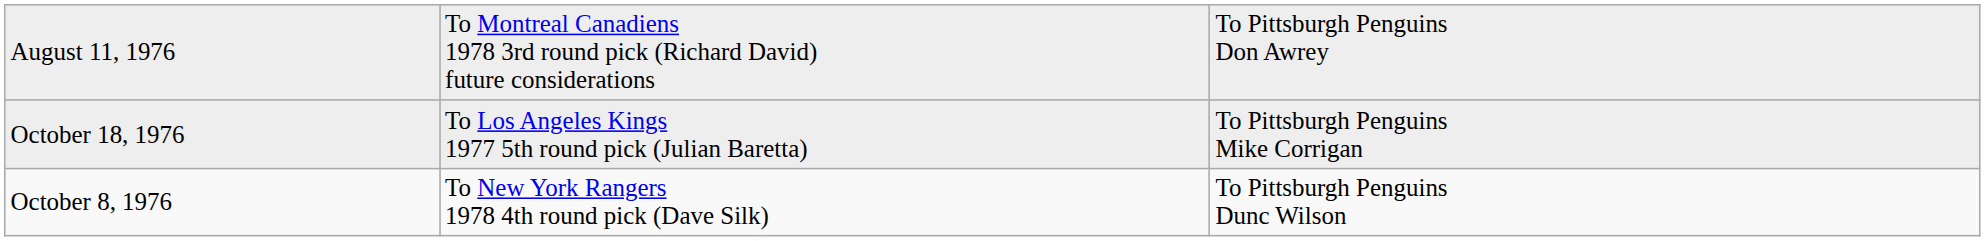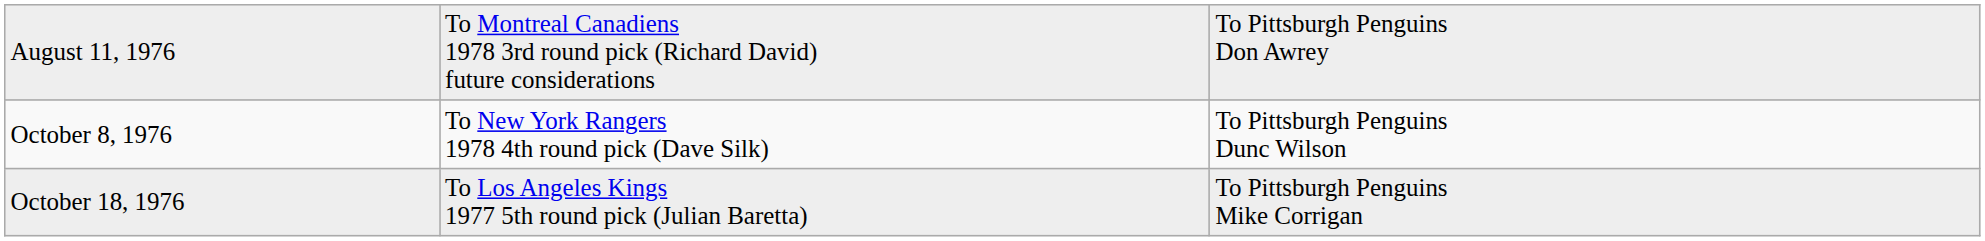rows swapped: (91, 201) <-> (98, 134)
